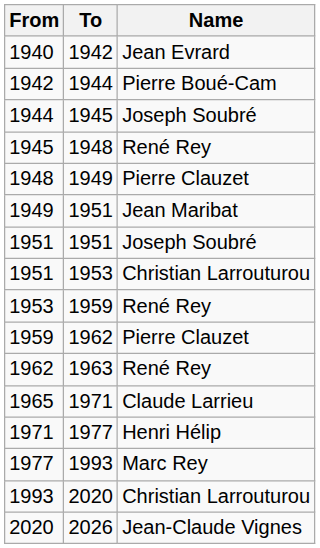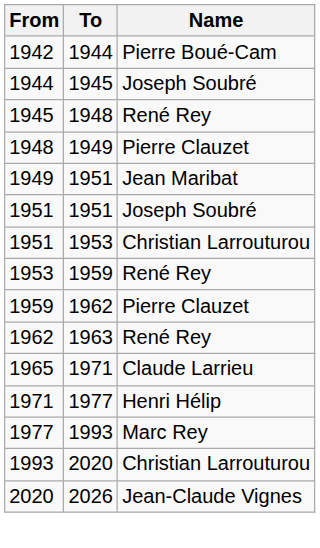- row: (31, 52)
